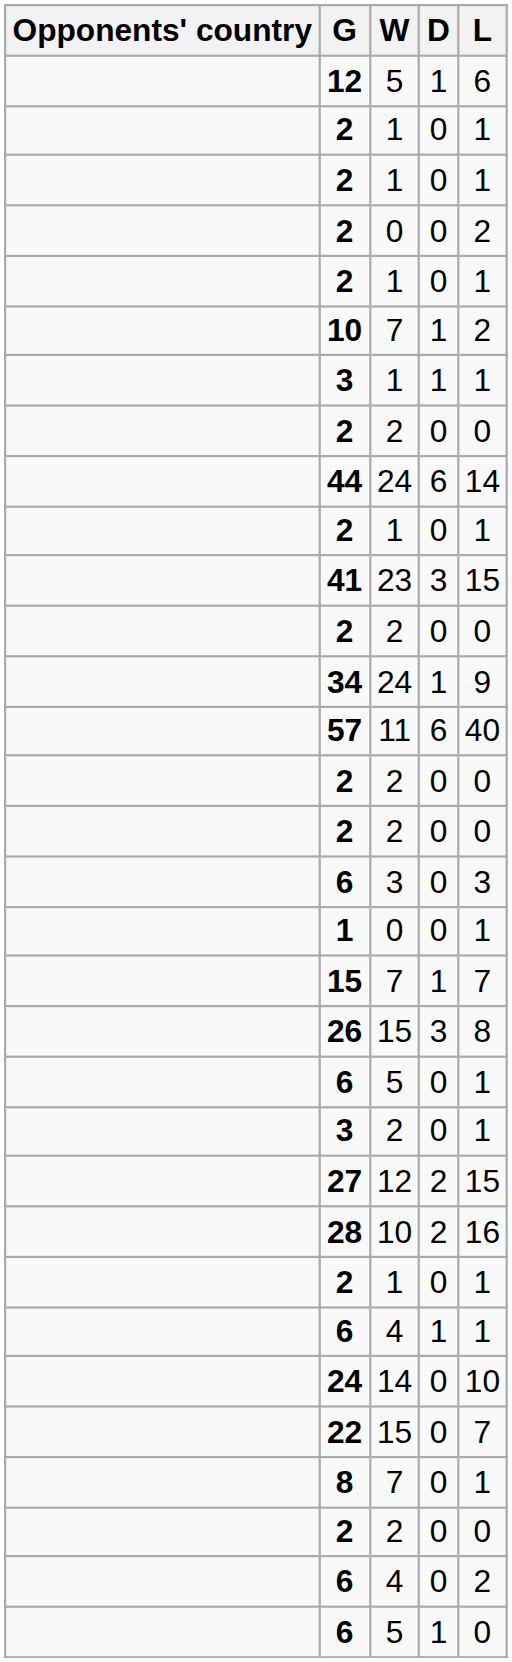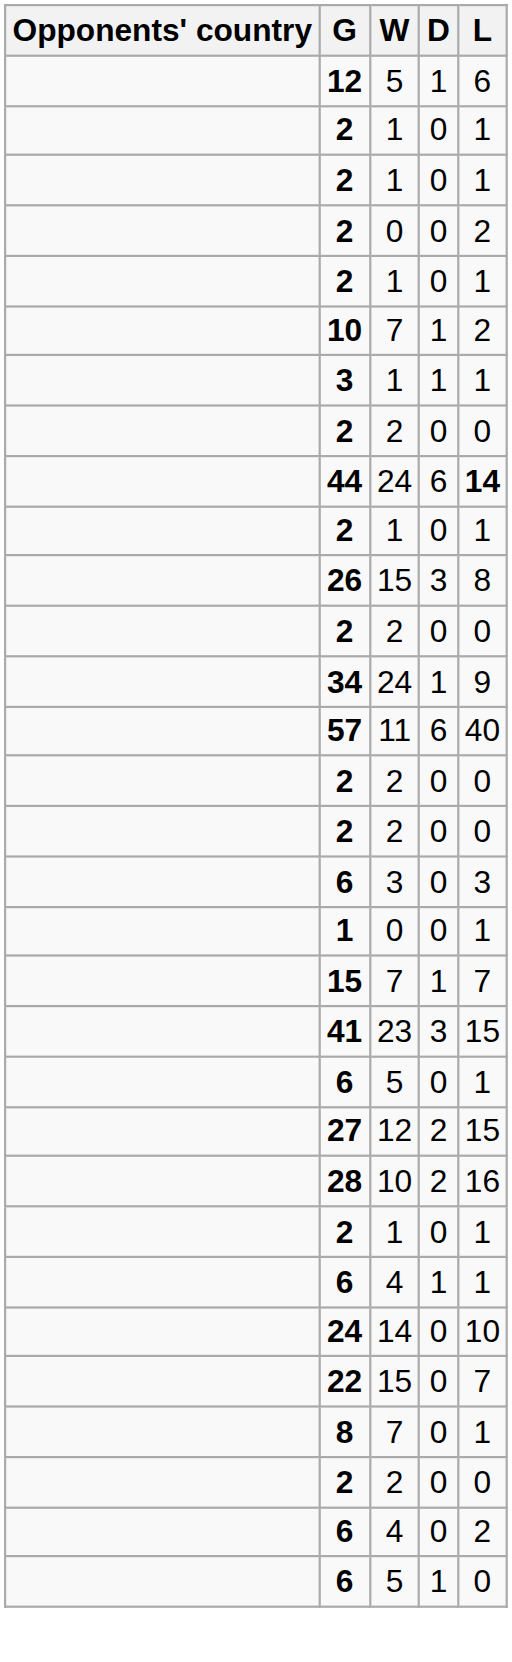(482, 481) normal -> (482, 481) bold
rows swapped: (345, 1032) <-> (345, 581)
- row: (345, 1132)
